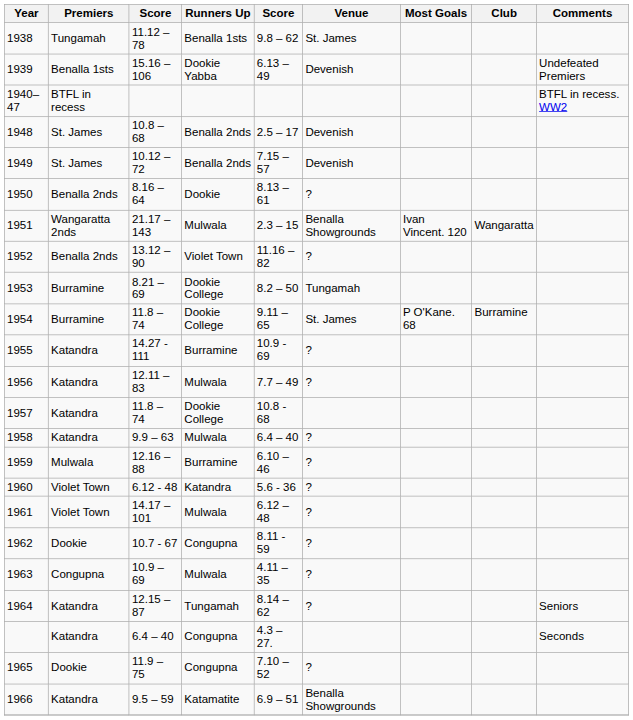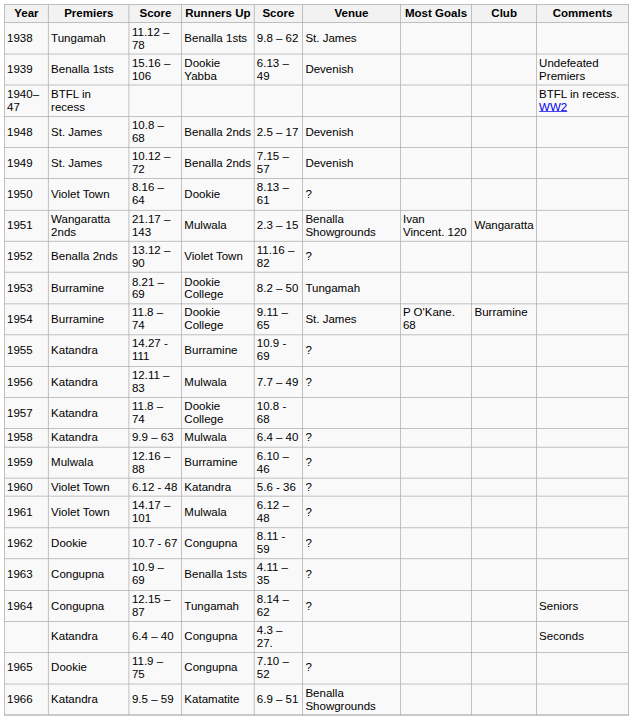(88, 194) Benalla 2nds -> (80, 194) Violet Town
(205, 574) Mulwala -> (216, 574) Benalla 1sts
(76, 605) Katandra -> (79, 605) Congupna
